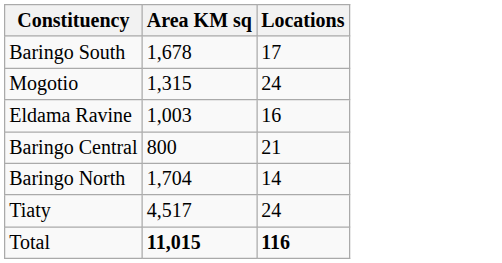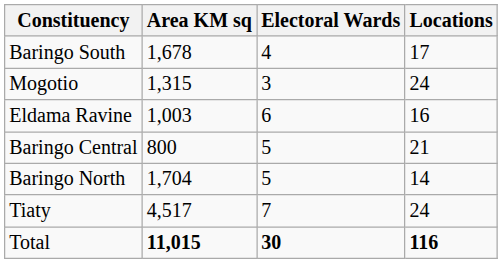+ column: (331, 20)
